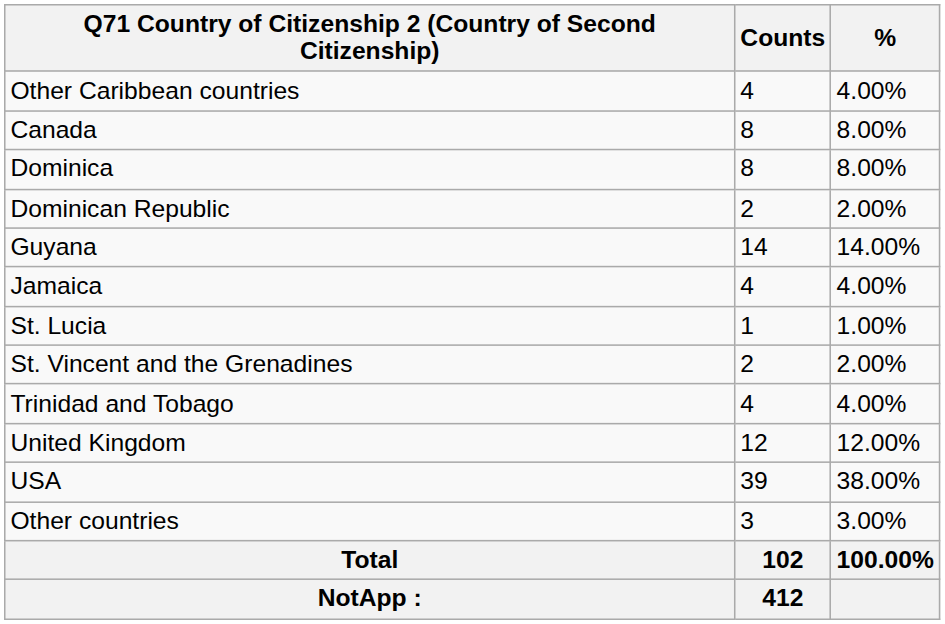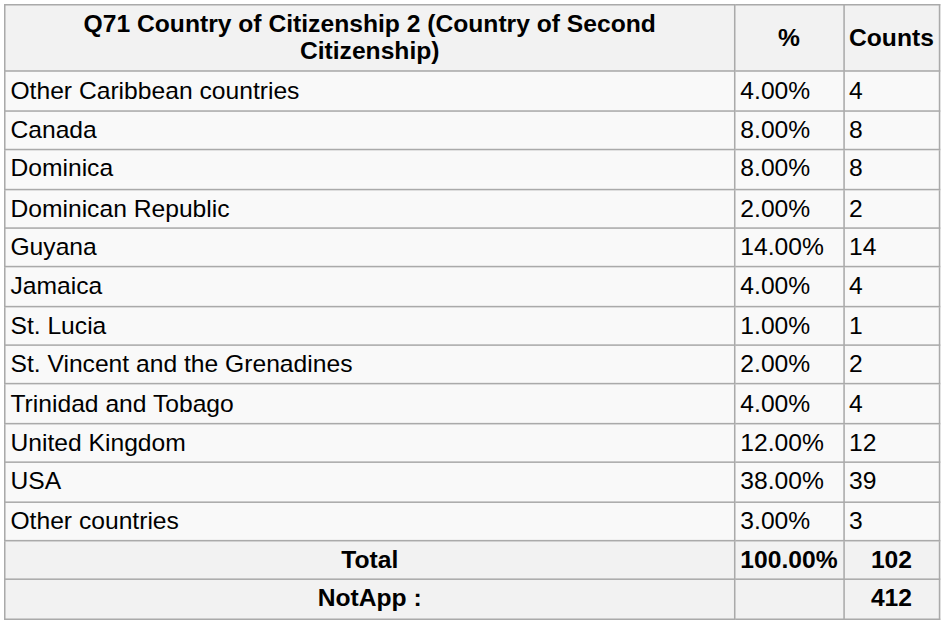columns swapped: (783, 37) <-> (885, 37)
